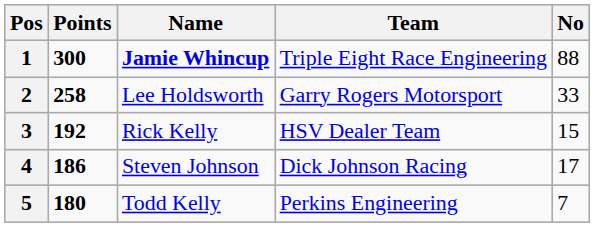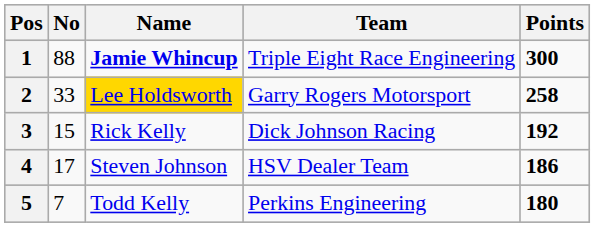columns swapped: (571, 22) <-> (82, 22)
(193, 94) no background -> (161, 94) gold background
(360, 130) HSV Dealer Team -> (342, 130) Dick Johnson Racing
(373, 166) Dick Johnson Racing -> (328, 166) HSV Dealer Team
